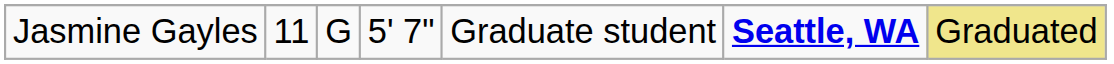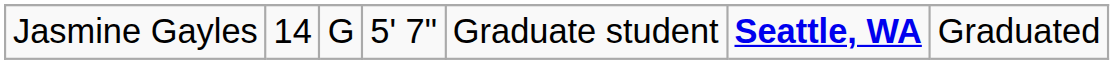(291, 31) 11 -> (293, 31) 14
(1016, 31) khaki background -> (1019, 31) no background
